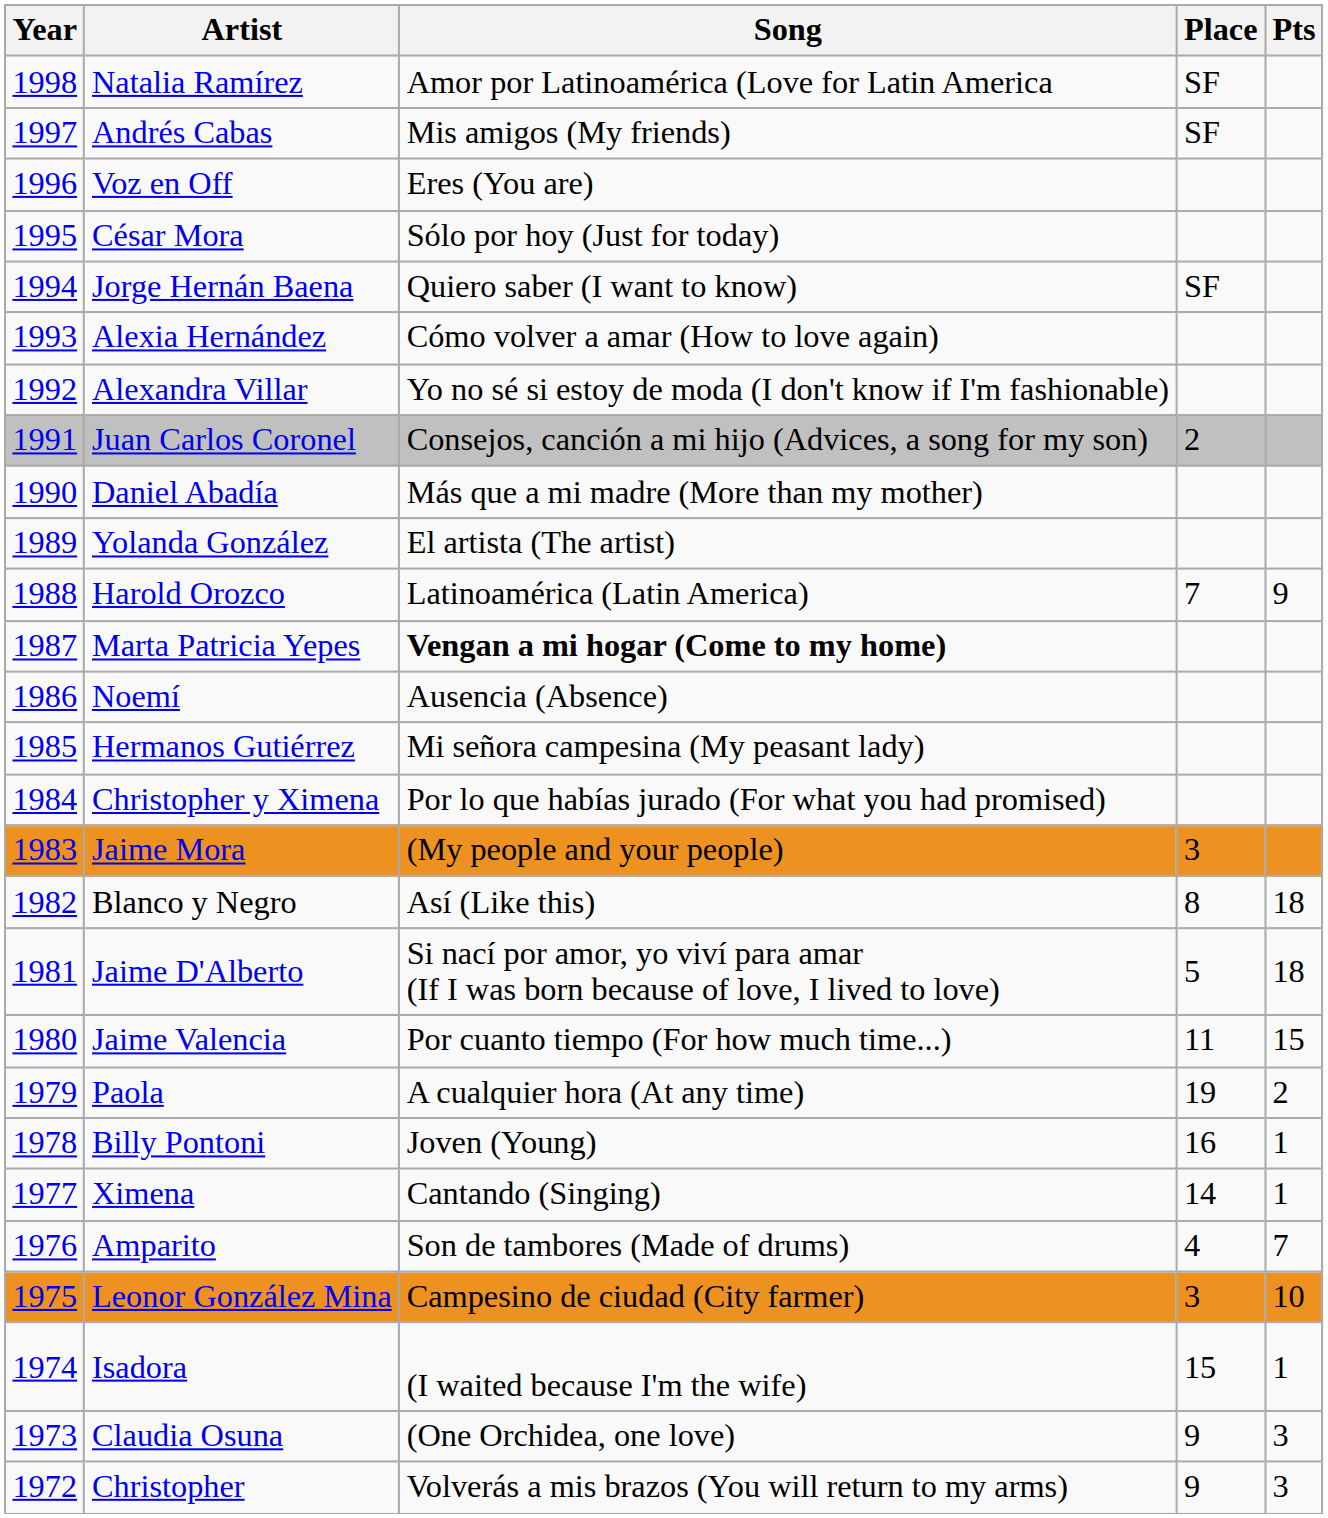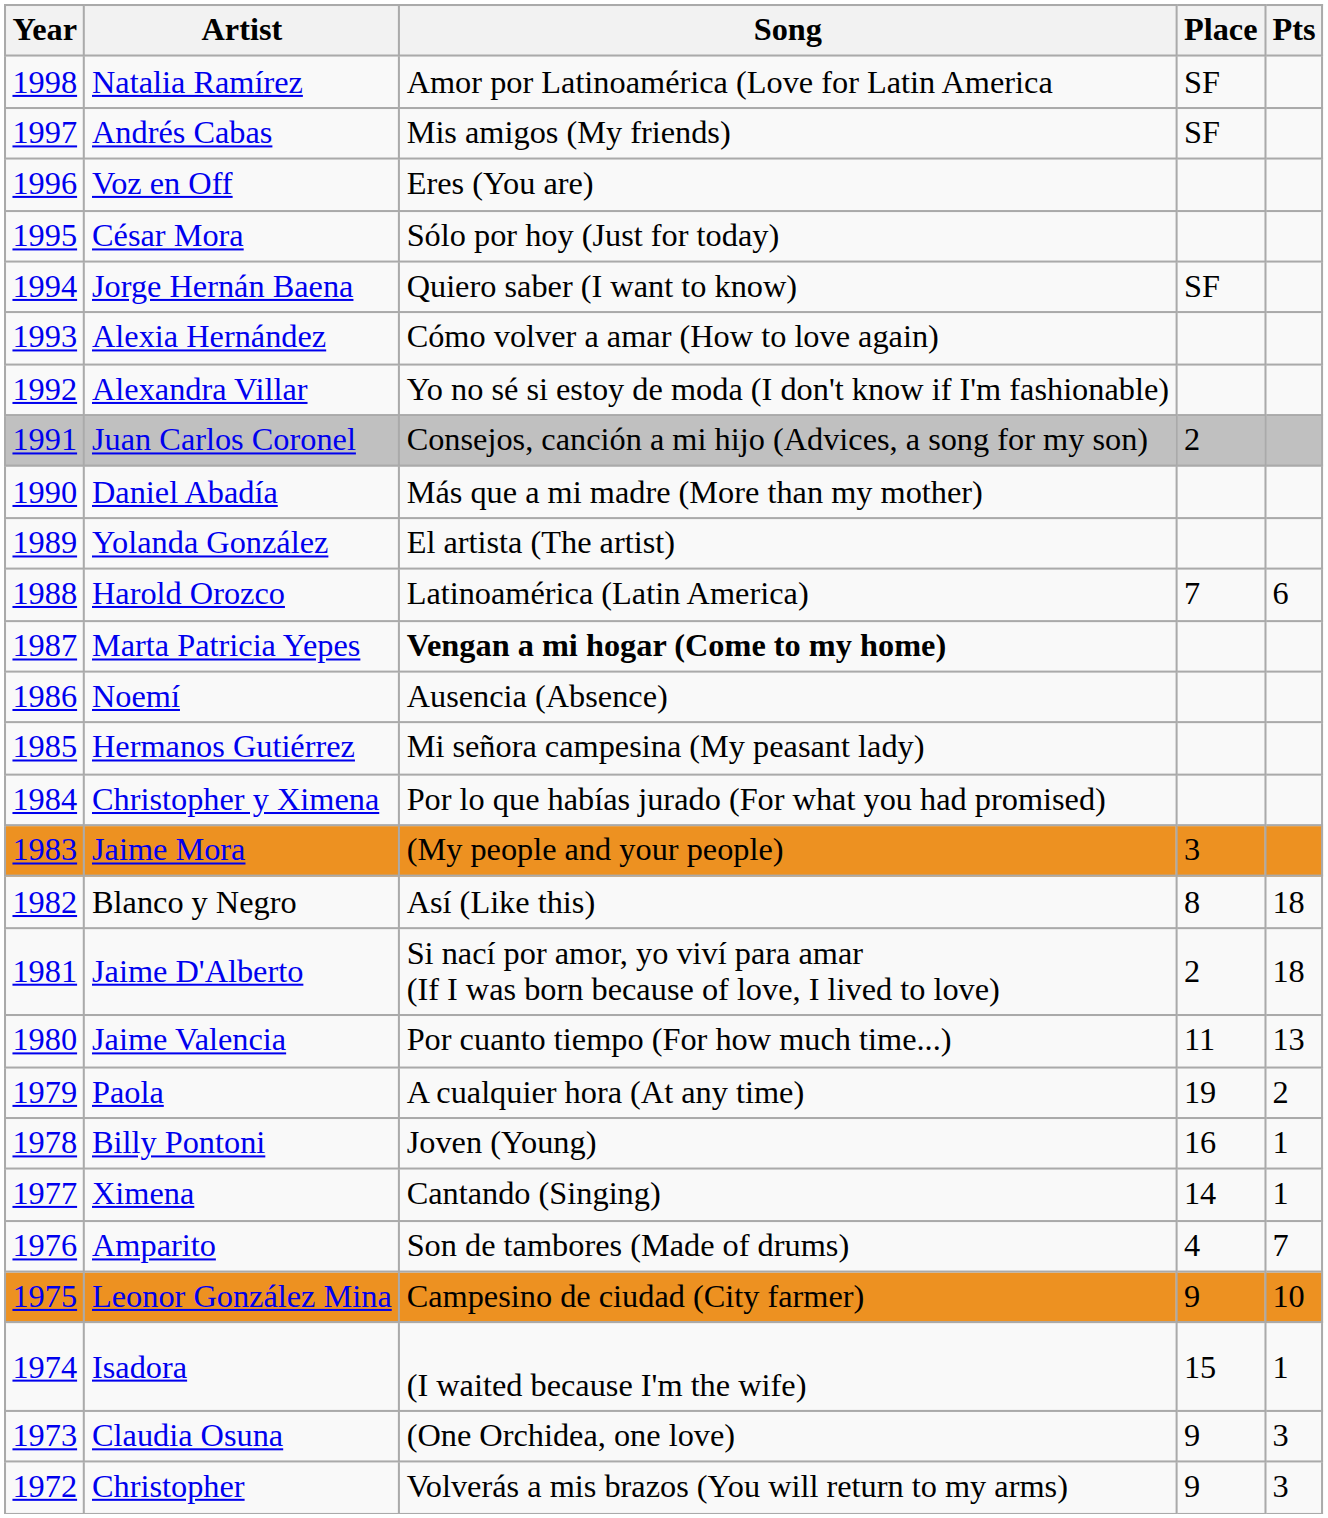(1280, 593) 9 -> (1280, 593) 6
(1192, 970) 5 -> (1192, 970) 2
(1289, 1040) 15 -> (1289, 1040) 13
(1192, 1296) 3 -> (1192, 1296) 9
